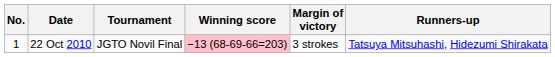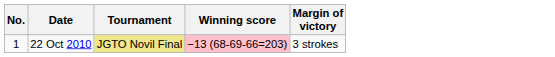- column: (448, 20)
(139, 44) no background -> (139, 44) khaki background
